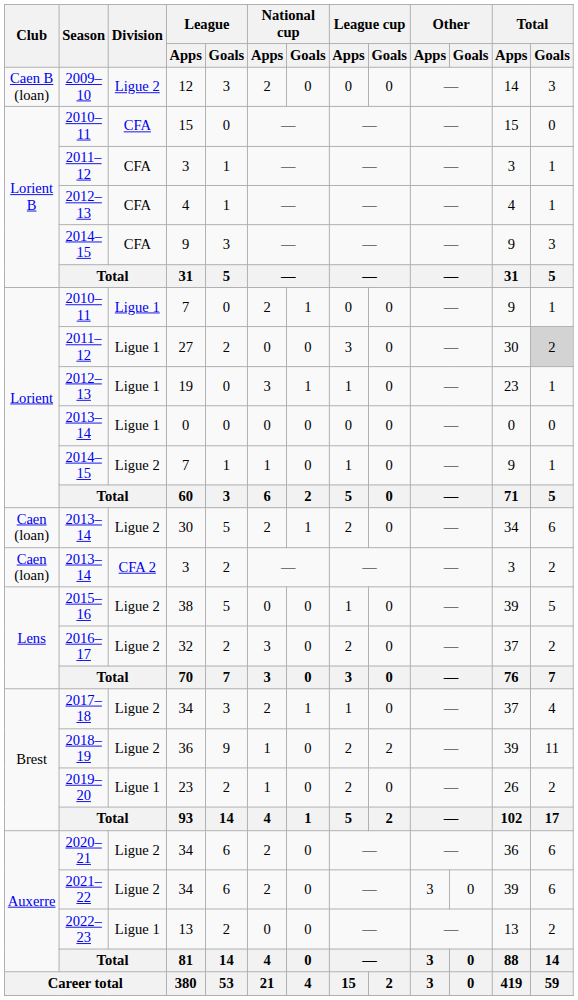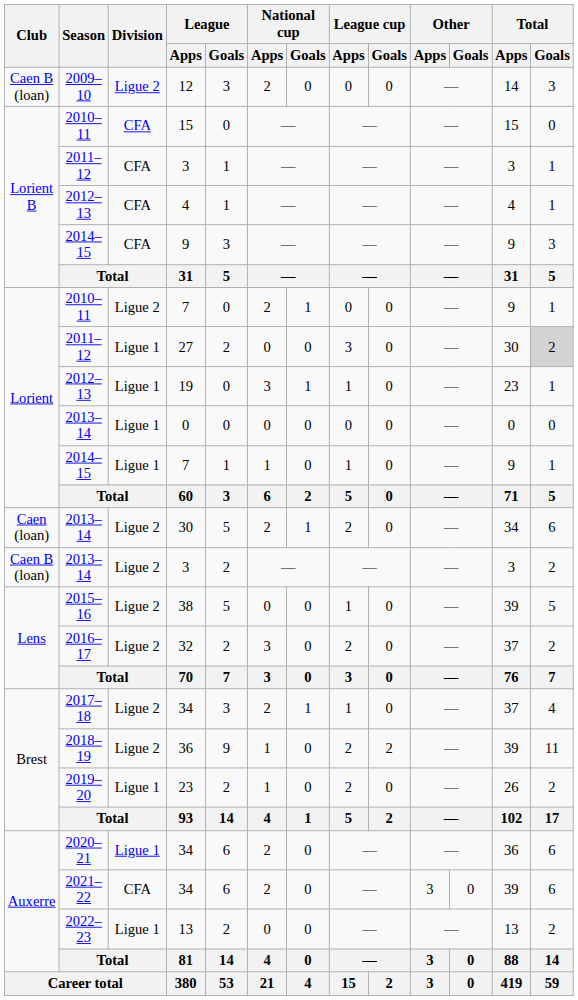(137, 307) Ligue 1 -> (137, 307) Ligue 2
(137, 465) Ligue 2 -> (137, 465) Ligue 1
(32, 567) Caen (loan) -> (32, 567) Caen B (loan)
(137, 567) CFA 2 -> (137, 567) Ligue 2
(137, 850) Ligue 2 -> (137, 850) Ligue 1
(137, 889) Ligue 2 -> (137, 889) CFA
